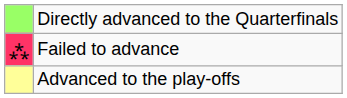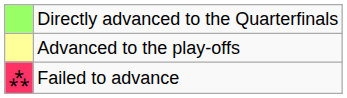rows swapped: (139, 80) <-> (108, 50)
